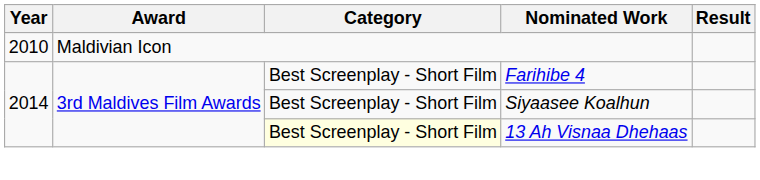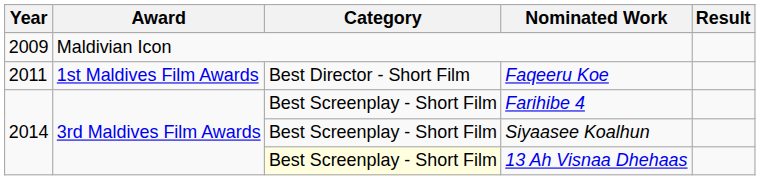(29, 47) 2010 -> (29, 47) 2009
+ row: (557, 75)
